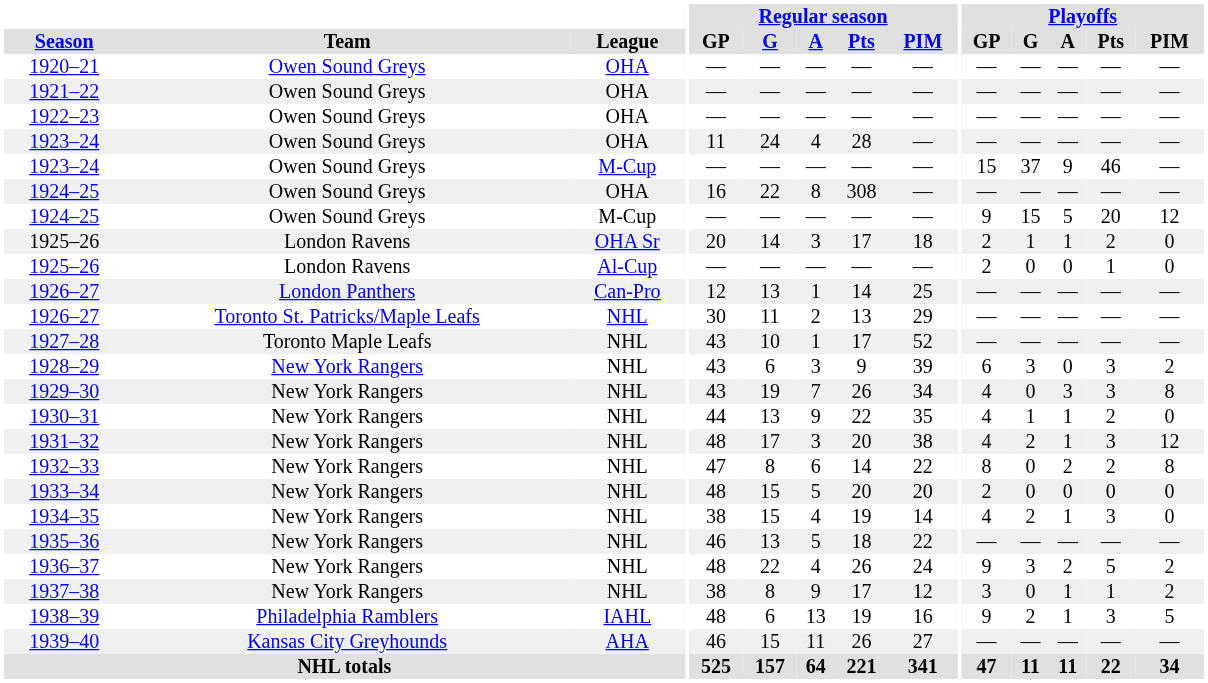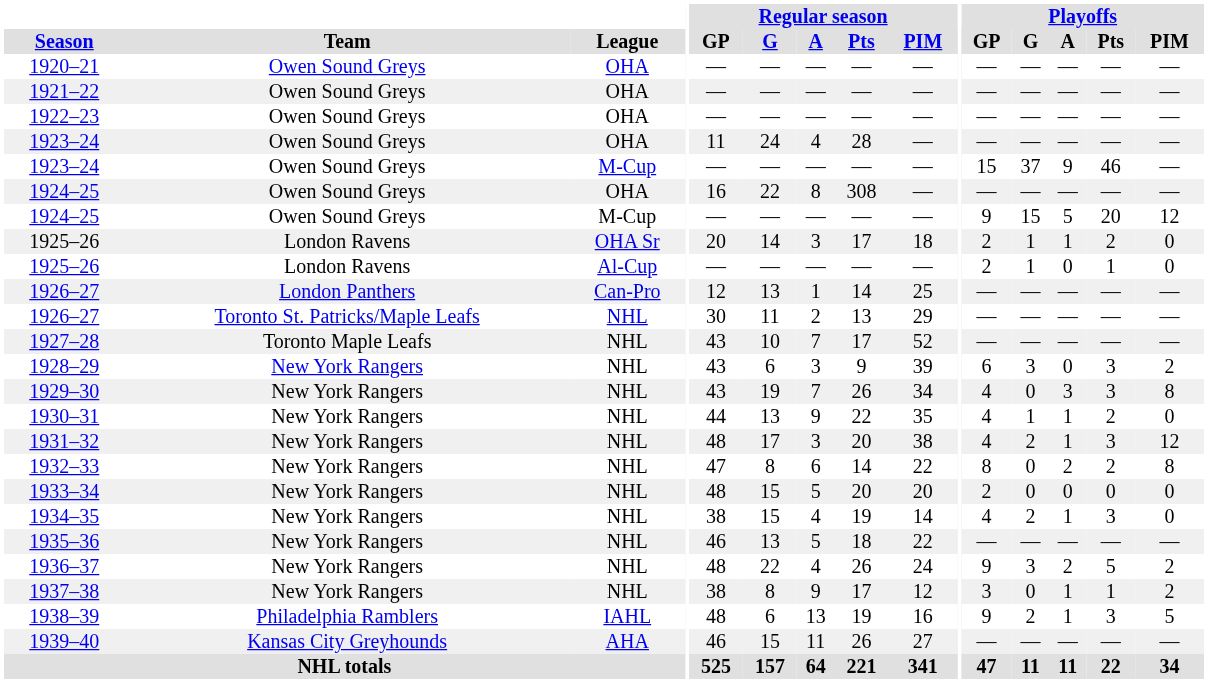(1030, 266) 0 -> (1030, 266) 1
(816, 341) 1 -> (816, 341) 7
